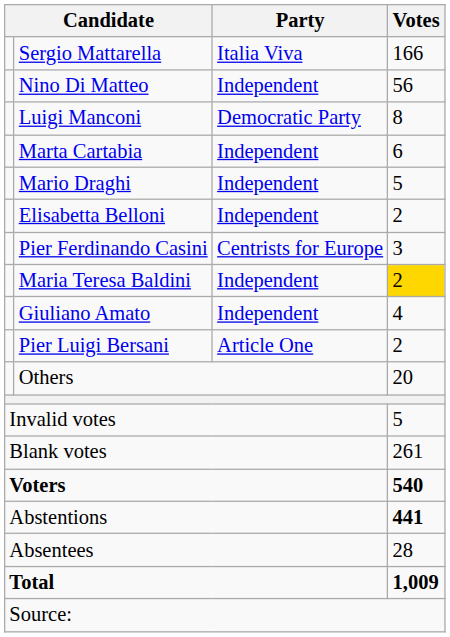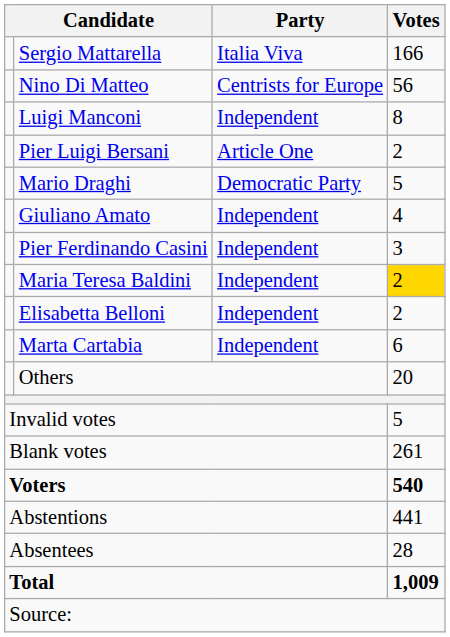(268, 85) Independent -> (300, 85) Centrists for Europe
(289, 118) Democratic Party -> (268, 118) Independent
rows swapped: (80, 150) <-> (94, 345)
(268, 183) Independent -> (289, 183) Democratic Party
rows swapped: (84, 313) <-> (92, 215)
(300, 248) Centrists for Europe -> (268, 248) Independent
(408, 517) bold -> (408, 517) normal
